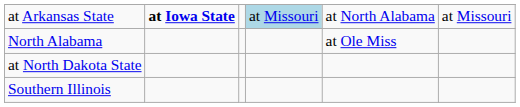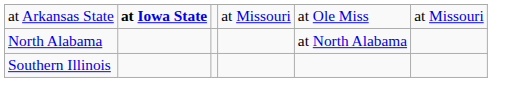(284, 16) lightblue background -> (256, 16) no background
(380, 16) at North Alabama -> (333, 16) at Ole Miss
(361, 41) at Ole Miss -> (352, 41) at North Alabama
- row: (75, 65)
